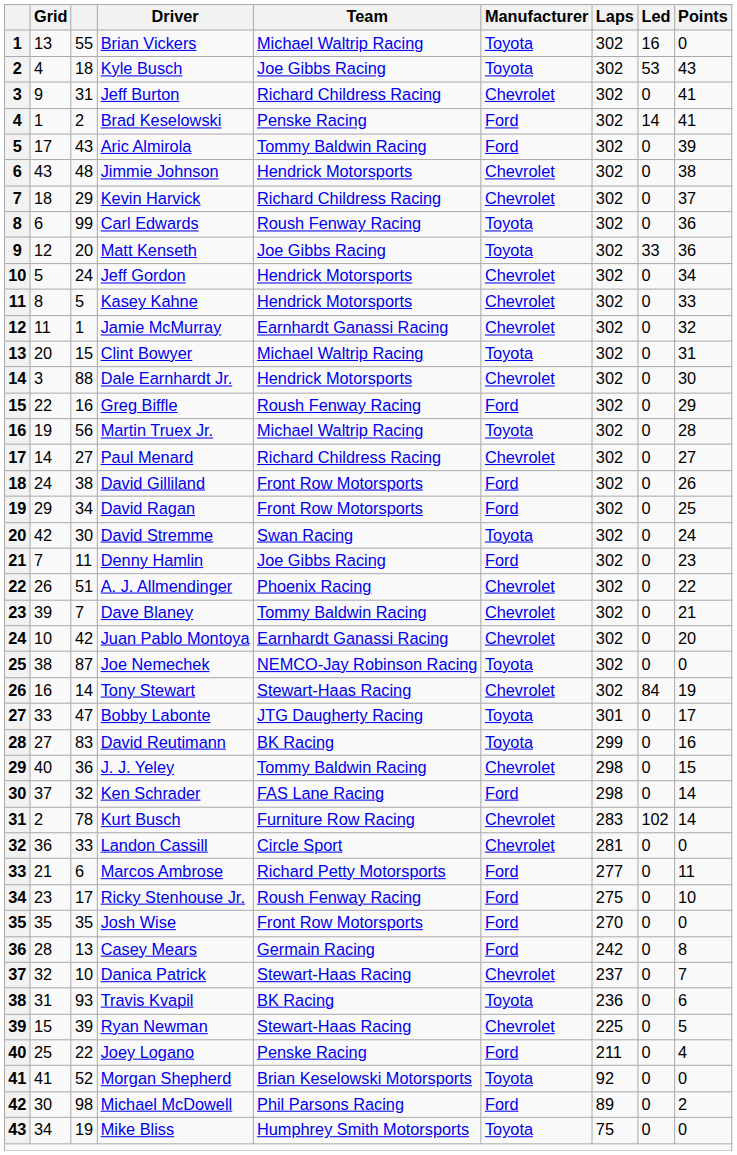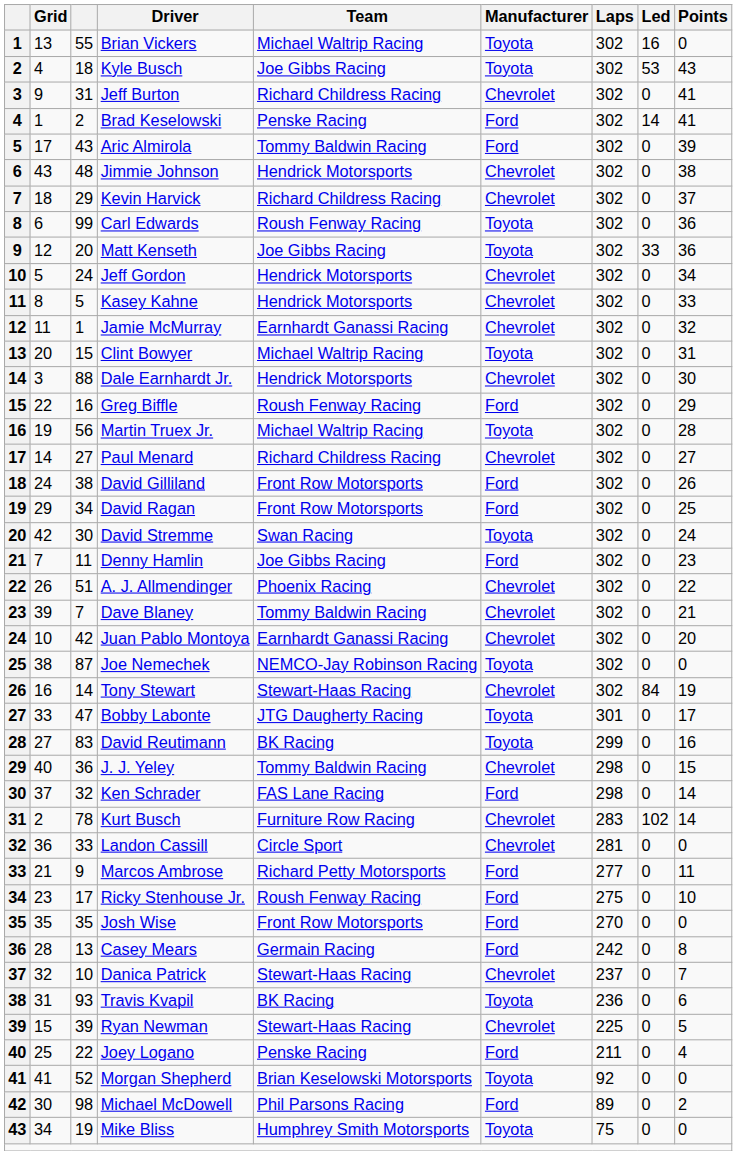(80, 871) 6 -> (80, 871) 9
